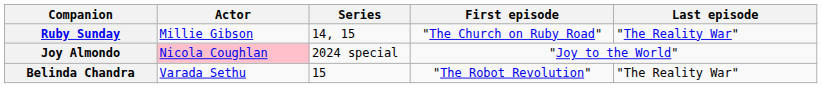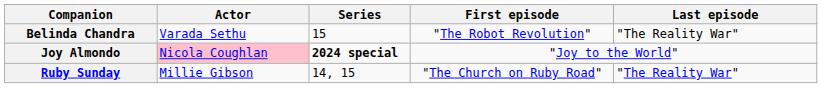rows swapped: (81, 34) <-> (81, 73)
(355, 53) normal -> (355, 53) bold
